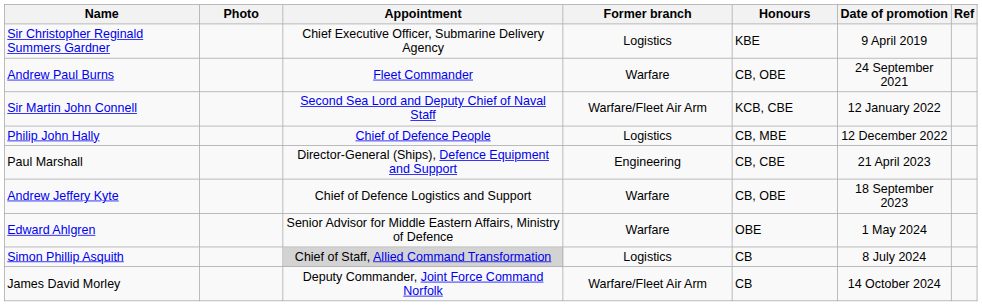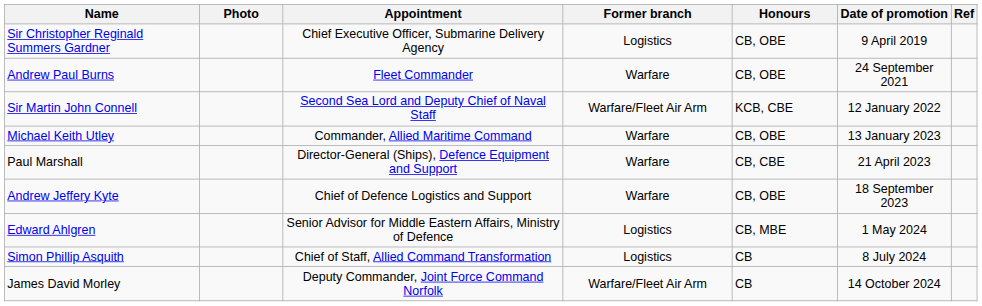(747, 41) KBE -> (760, 41) CB, OBE
- row: (53, 135)
+ row: (61, 135)
(648, 162) Engineering -> (648, 162) Warfare
(648, 230) Warfare -> (648, 230) Logistics
(748, 230) OBE -> (761, 230) CB, MBE
(423, 256) lightgrey background -> (423, 256) no background
